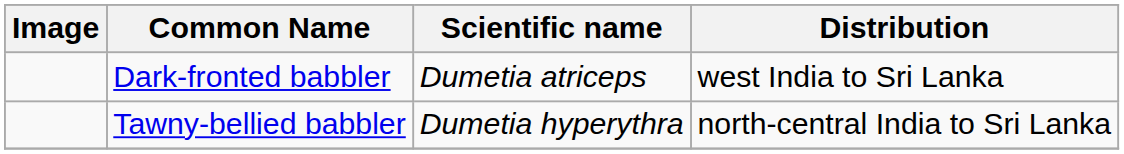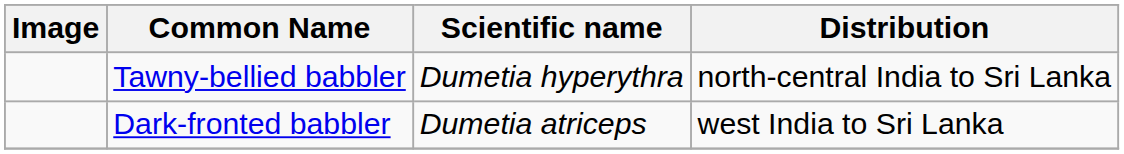rows swapped: (260, 124) <-> (252, 76)
